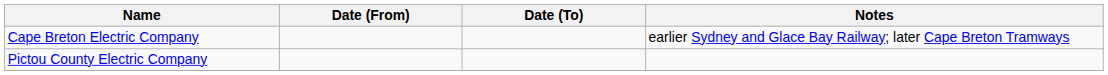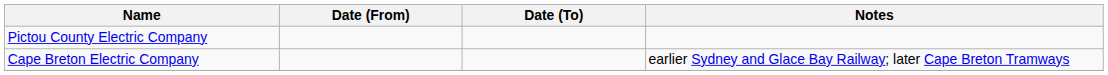rows swapped: (103, 37) <-> (107, 59)
